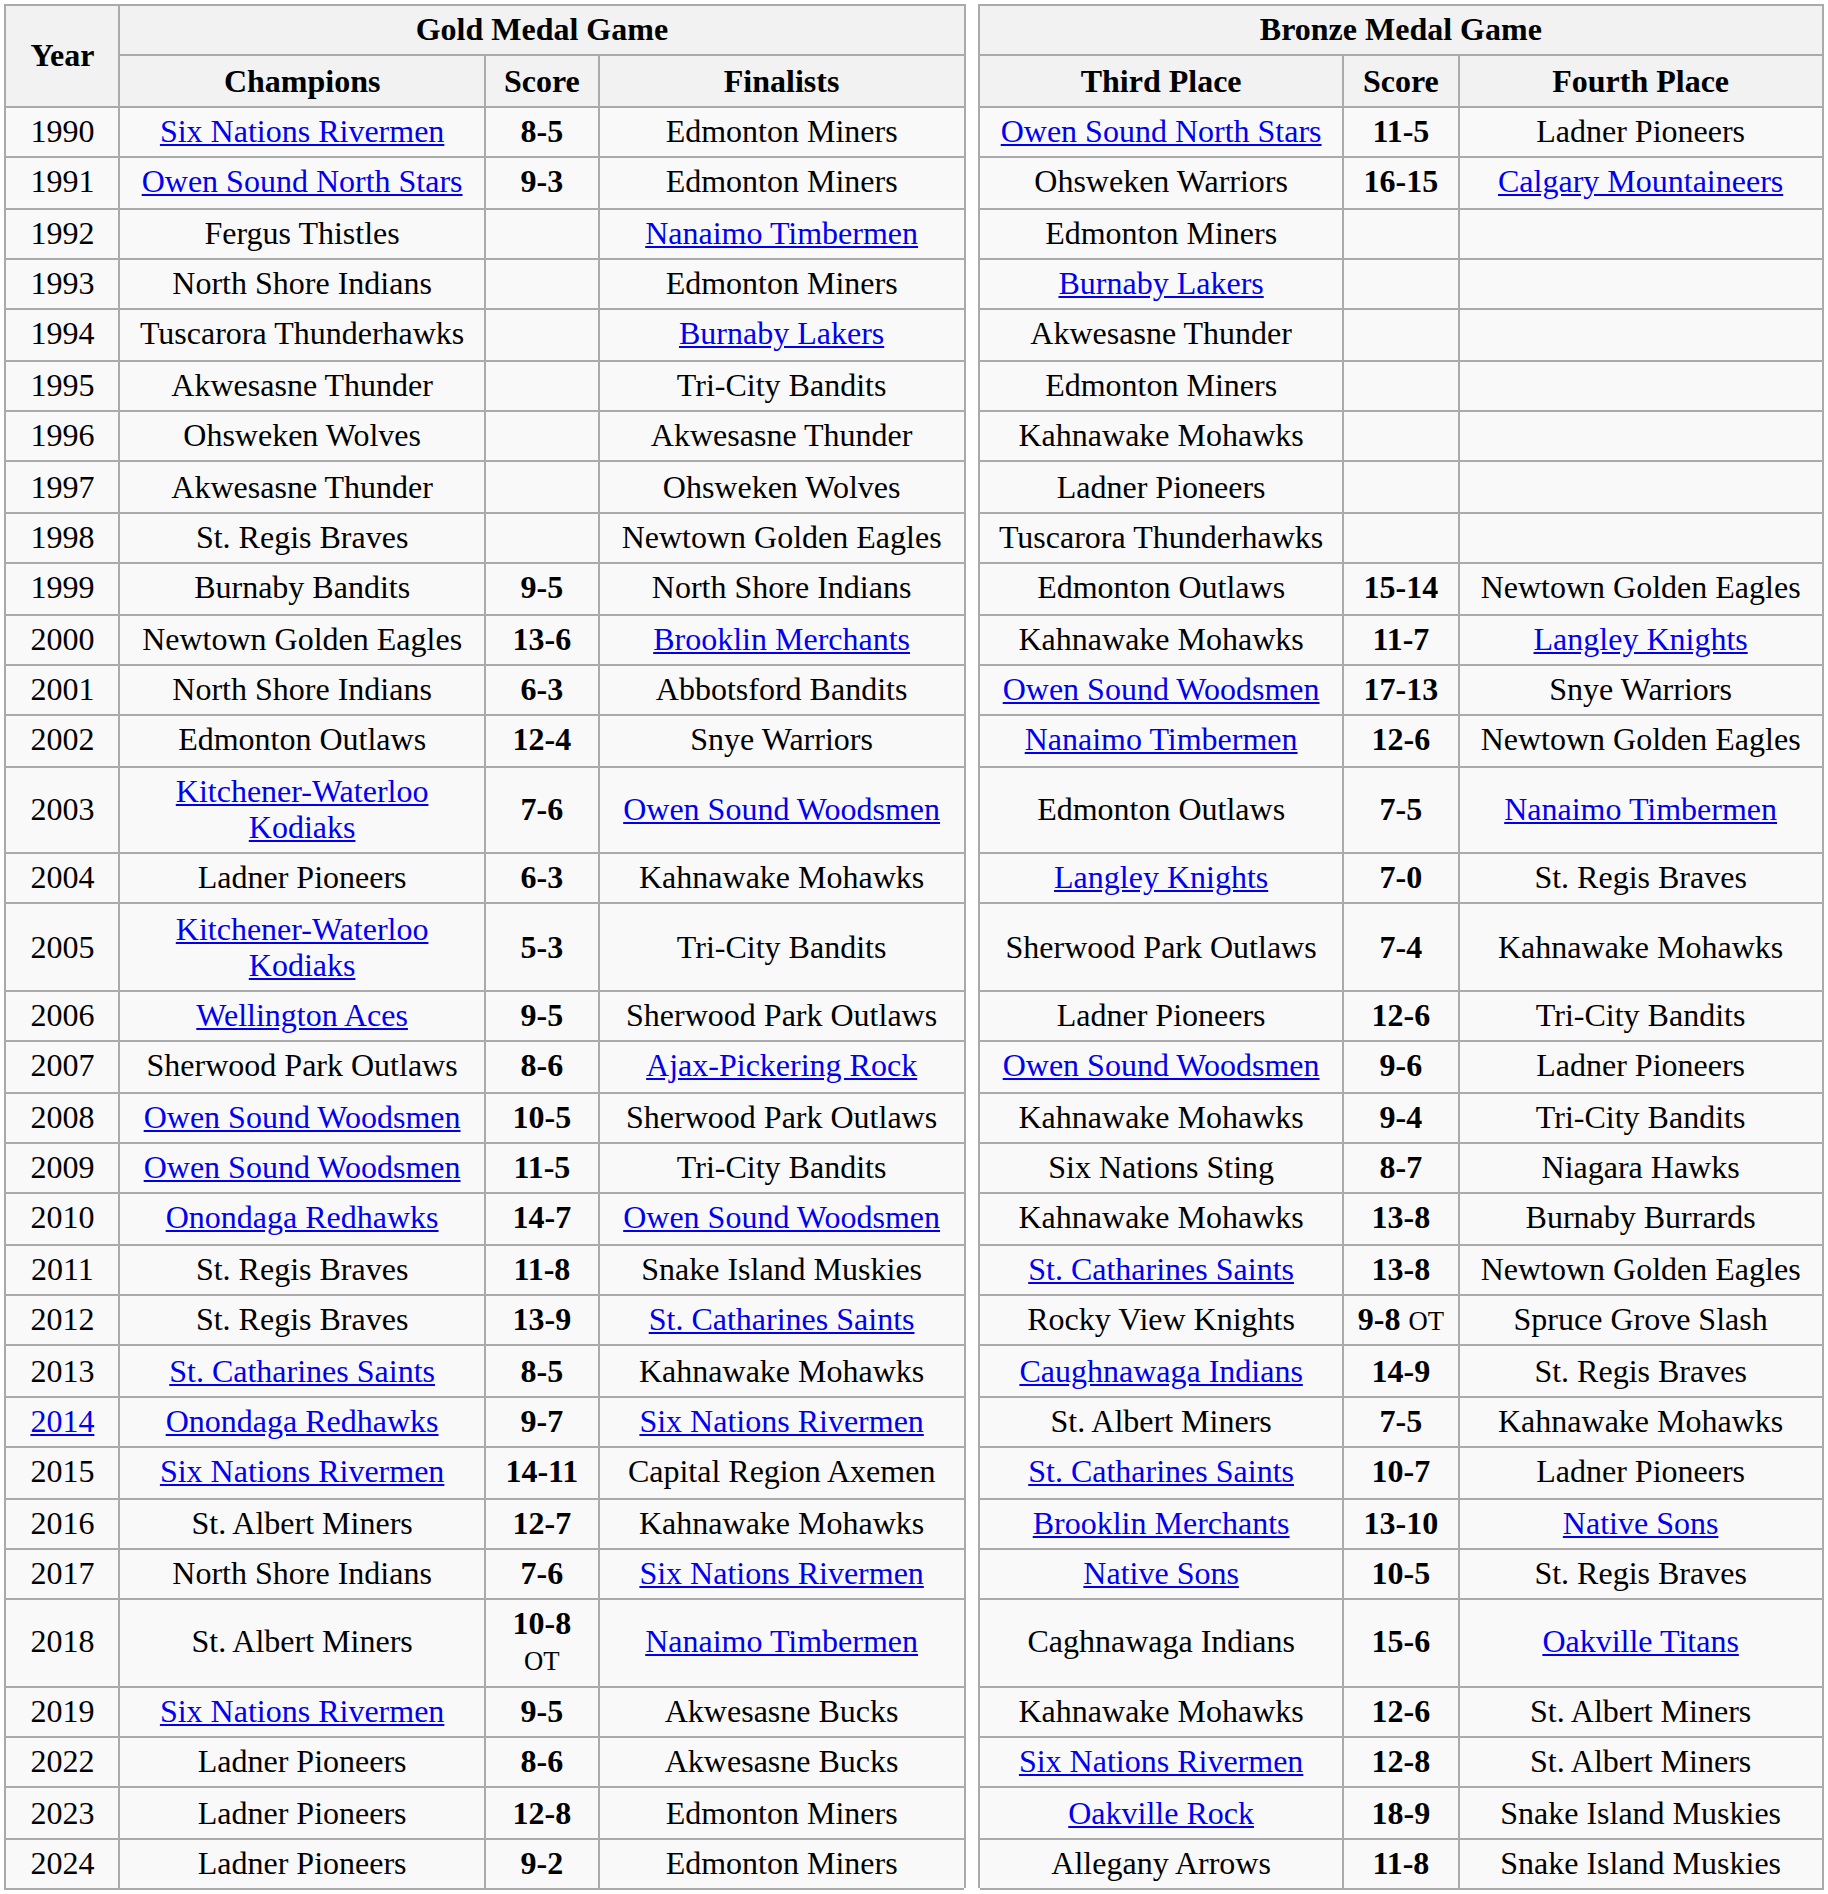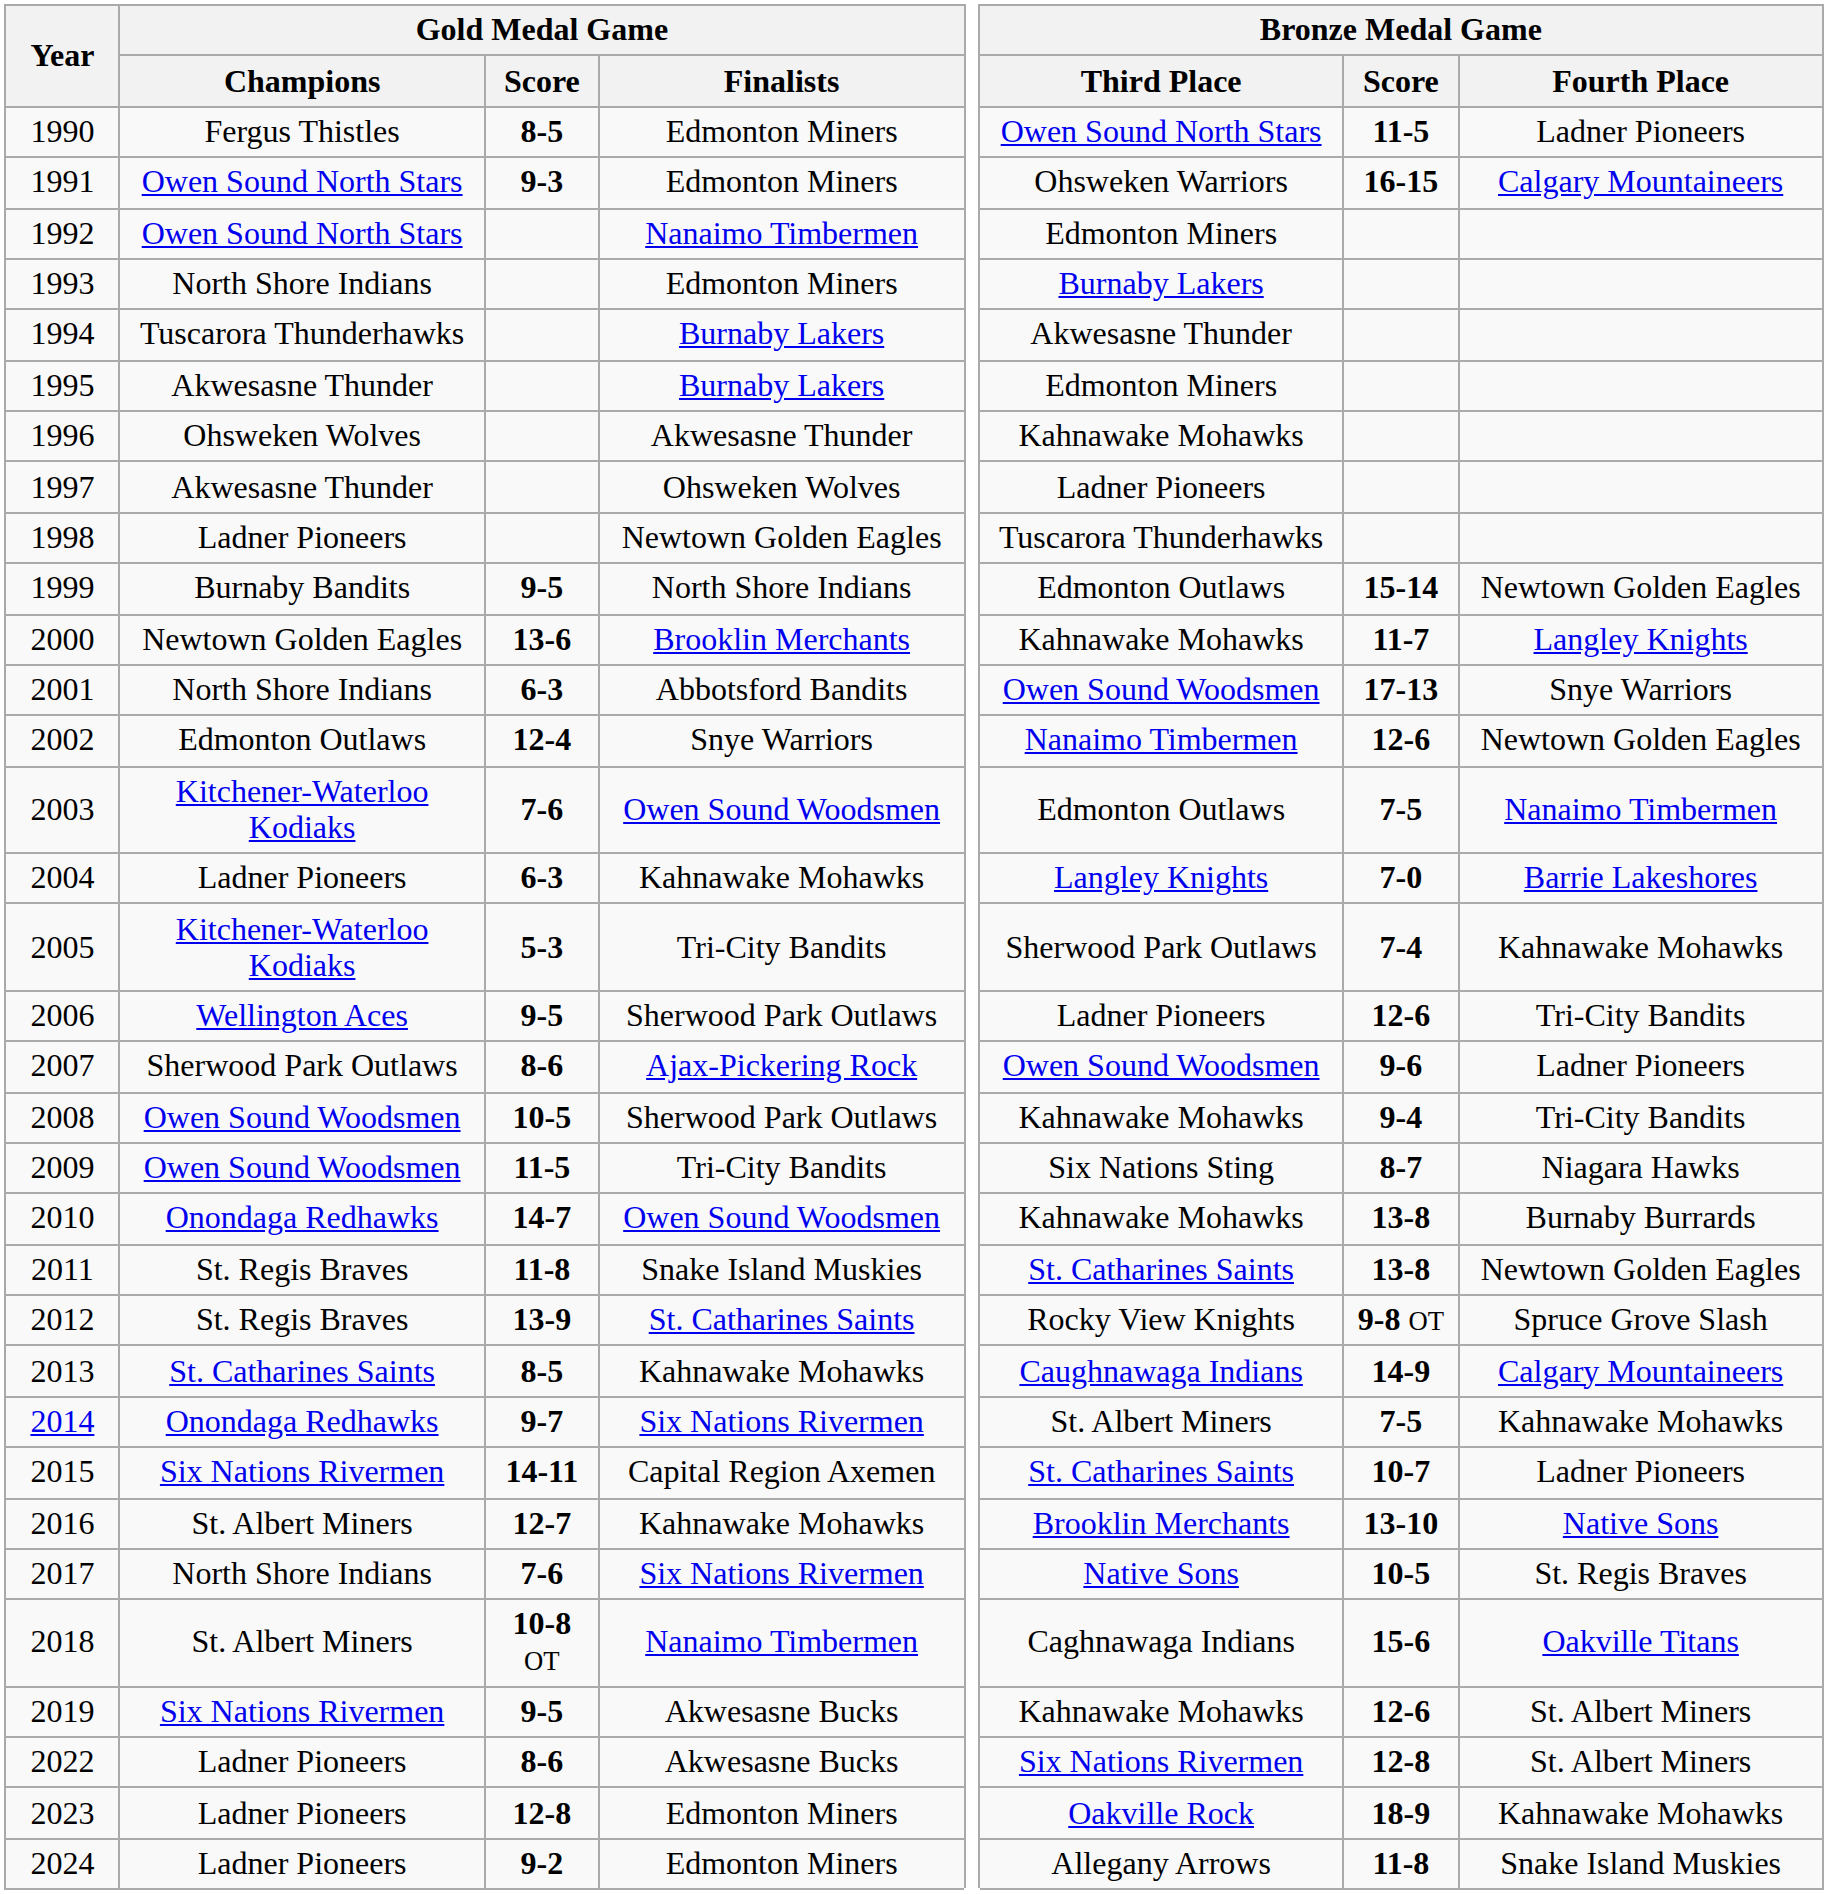(302, 131) Six Nations Rivermen -> (302, 131) Fergus Thistles
(302, 232) Fergus Thistles -> (302, 232) Owen Sound North Stars
(782, 385) Tri-City Bandits -> (782, 385) Burnaby Lakers
(302, 537) St. Regis Braves -> (302, 537) Ladner Pioneers
(1641, 877) St. Regis Braves -> (1641, 877) Barrie Lakeshores
(1641, 1370) St. Regis Braves -> (1641, 1370) Calgary Mountaineers
(1641, 1812) Snake Island Muskies -> (1641, 1812) Kahnawake Mohawks
